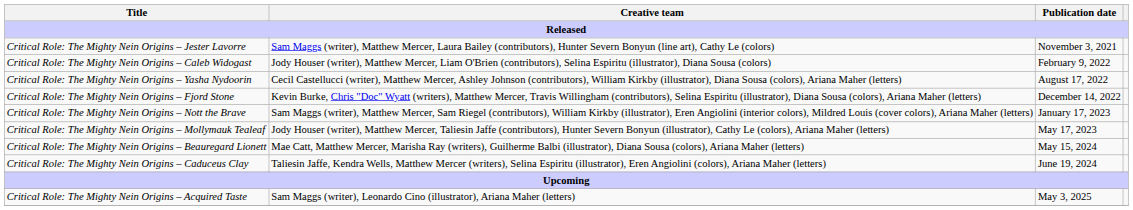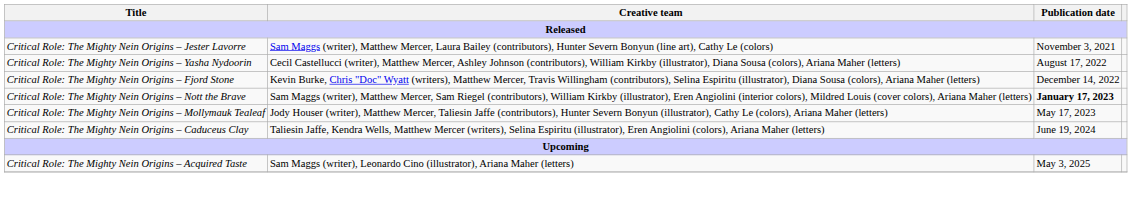- row: (129, 63)
(1074, 113) normal -> (1075, 96) bold
- row: (137, 146)
